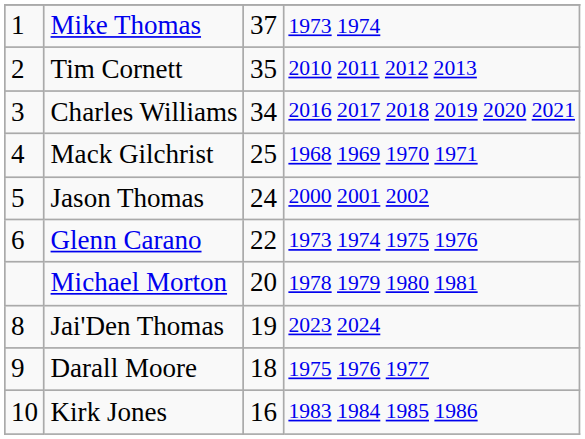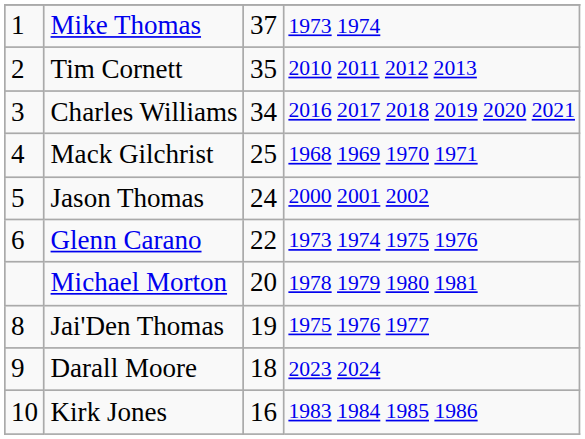(334, 326) 2023 2024 -> (359, 326) 1975 1976 1977
(359, 369) 1975 1976 1977 -> (334, 369) 2023 2024
